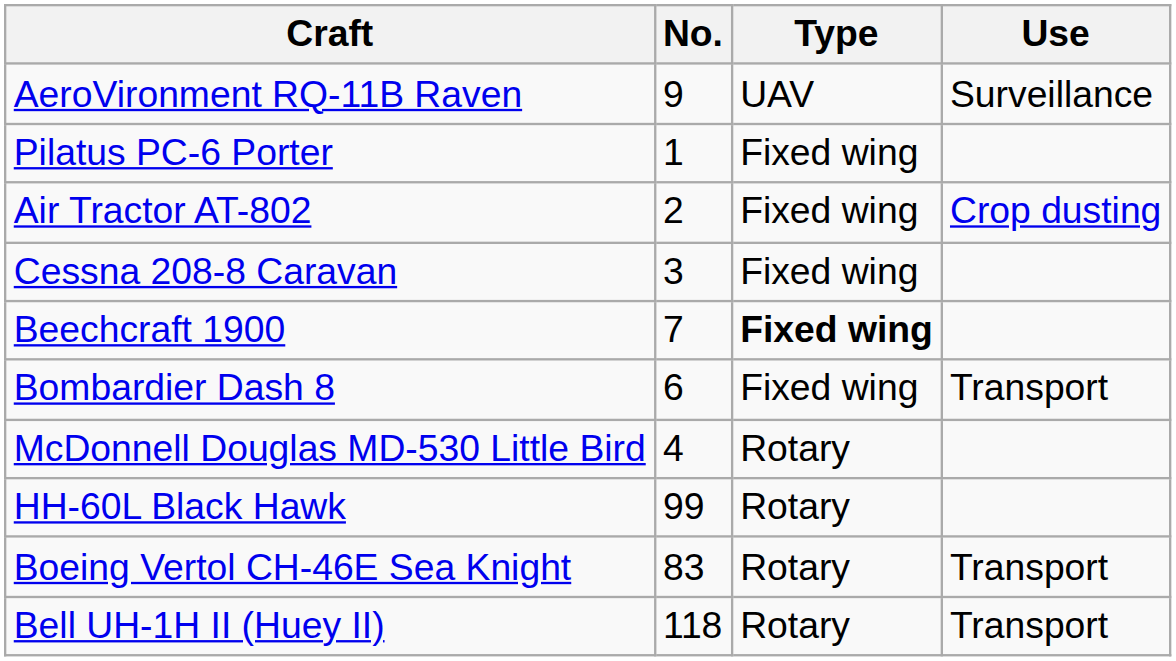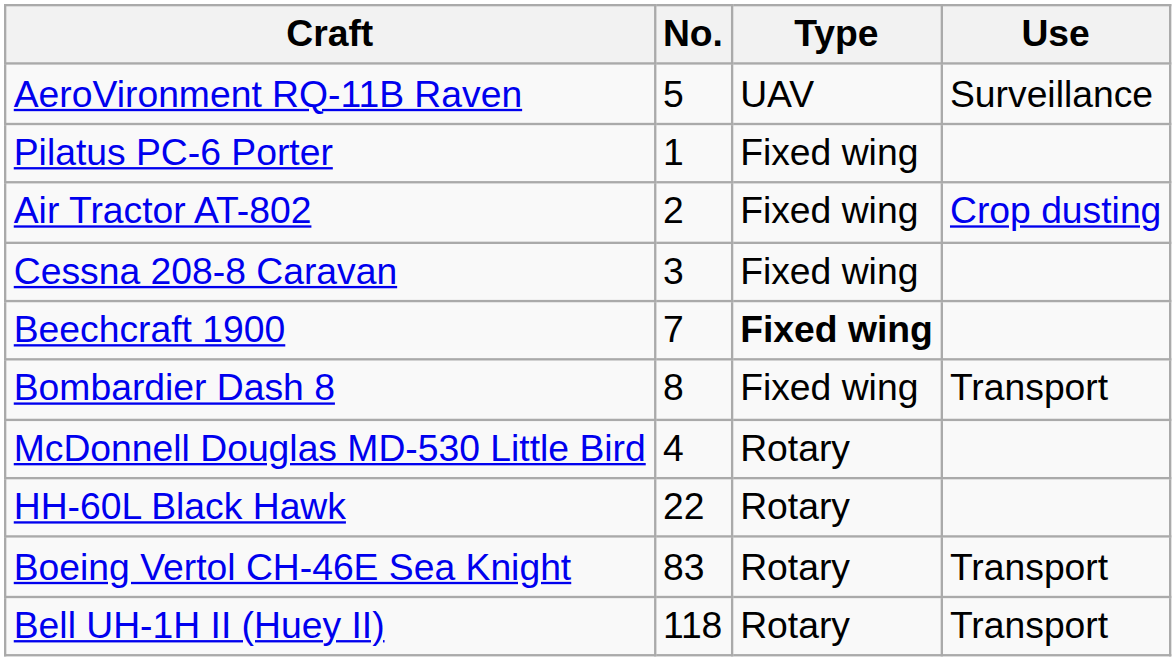(673, 93) 9 -> (673, 93) 5
(673, 388) 6 -> (673, 388) 8
(684, 507) 99 -> (684, 507) 22
